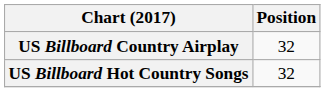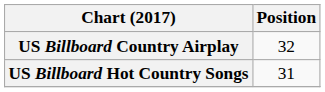(286, 73) 32 -> (286, 73) 31
